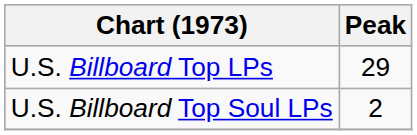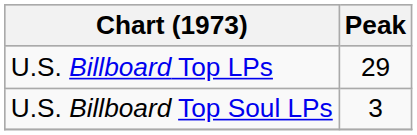(375, 108) 2 -> (375, 108) 3
